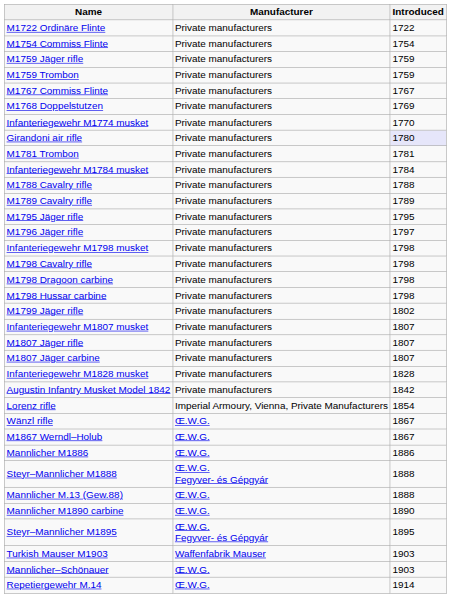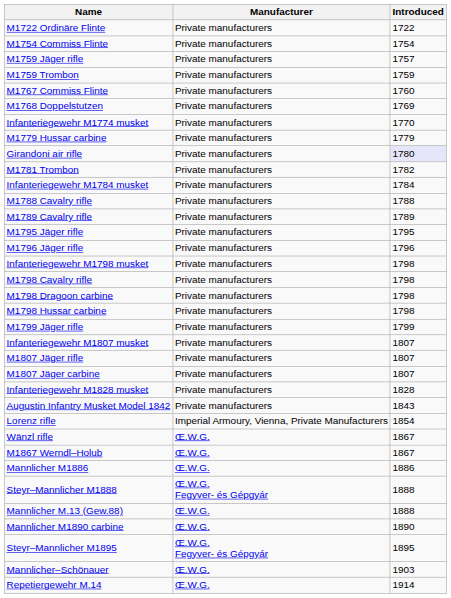(404, 59) 1759 -> (404, 59) 1757
(404, 91) 1767 -> (404, 91) 1760
+ row: (56, 138)
(404, 153) 1781 -> (404, 169) 1782
(404, 232) 1797 -> (404, 248) 1796
(404, 311) 1802 -> (404, 327) 1799
(404, 389) 1842 -> (404, 405) 1843
- row: (57, 553)
